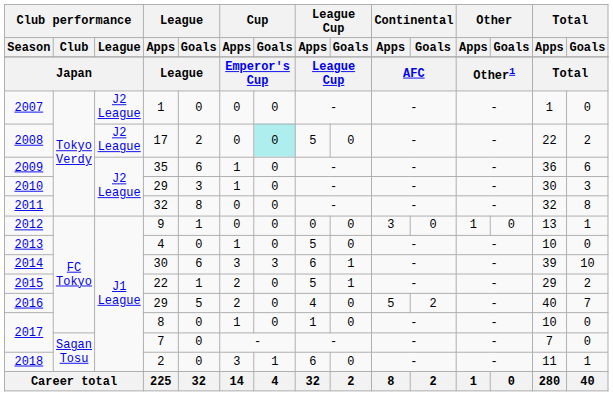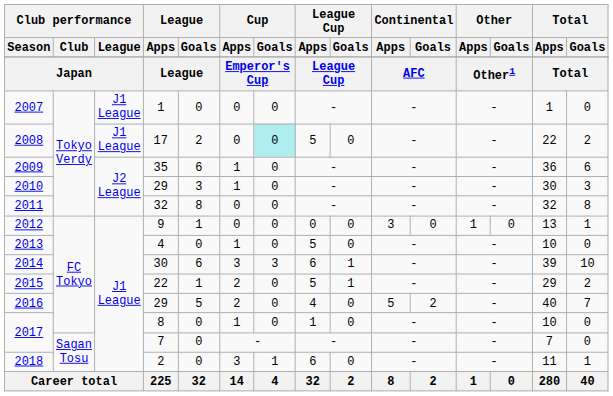(119, 107) J2 League -> (119, 107) J1 League
(119, 140) J2 League -> (119, 140) J1 League
